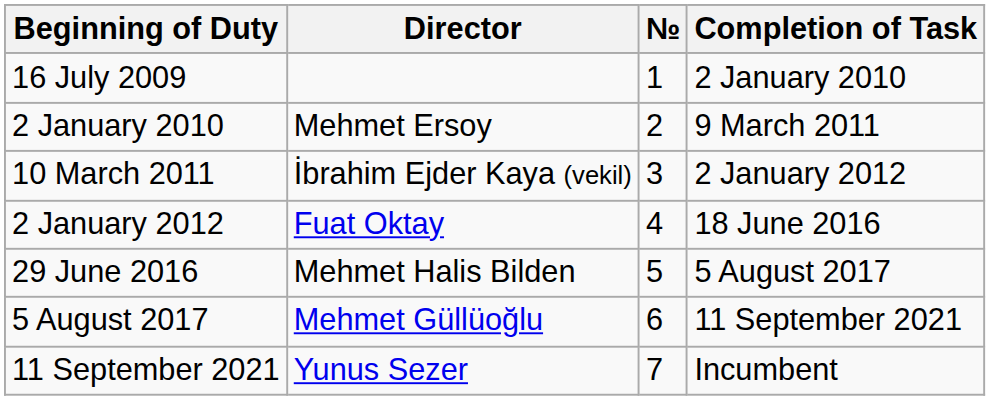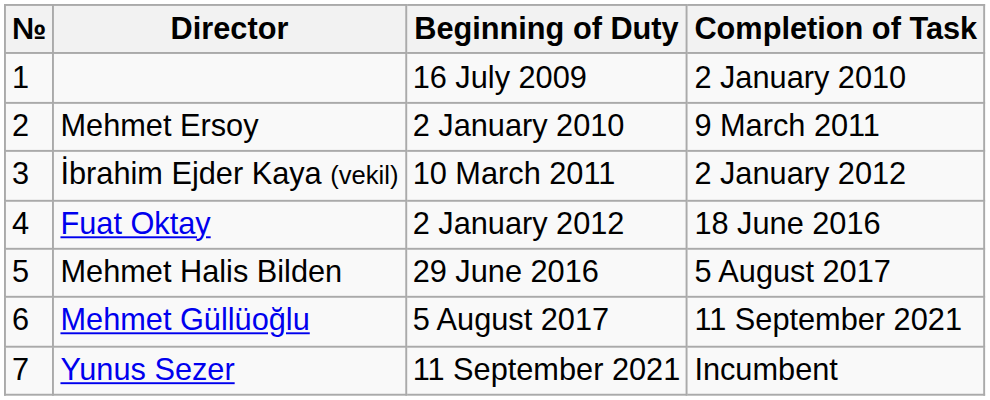columns swapped: (663, 28) <-> (146, 28)
